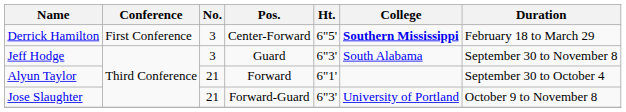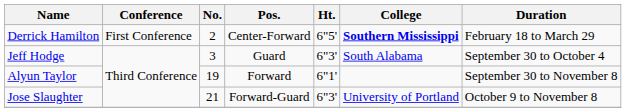(212, 35) 3 -> (212, 35) 2
(541, 55) September 30 to November 8 -> (535, 55) September 30 to October 4
(212, 76) 21 -> (212, 76) 19
(535, 76) September 30 to October 4 -> (541, 76) September 30 to November 8
